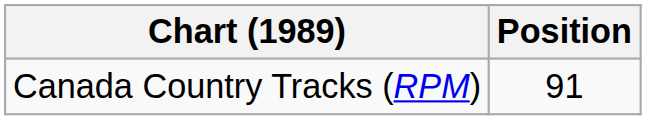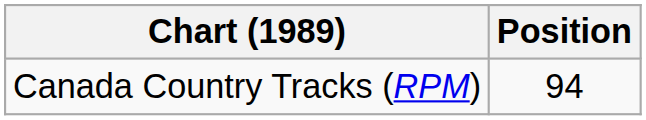(564, 85) 91 -> (564, 85) 94
